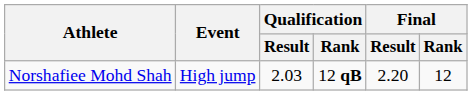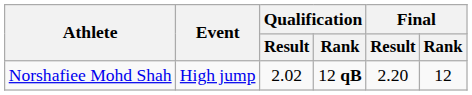(287, 75) 2.03 -> (287, 75) 2.02
